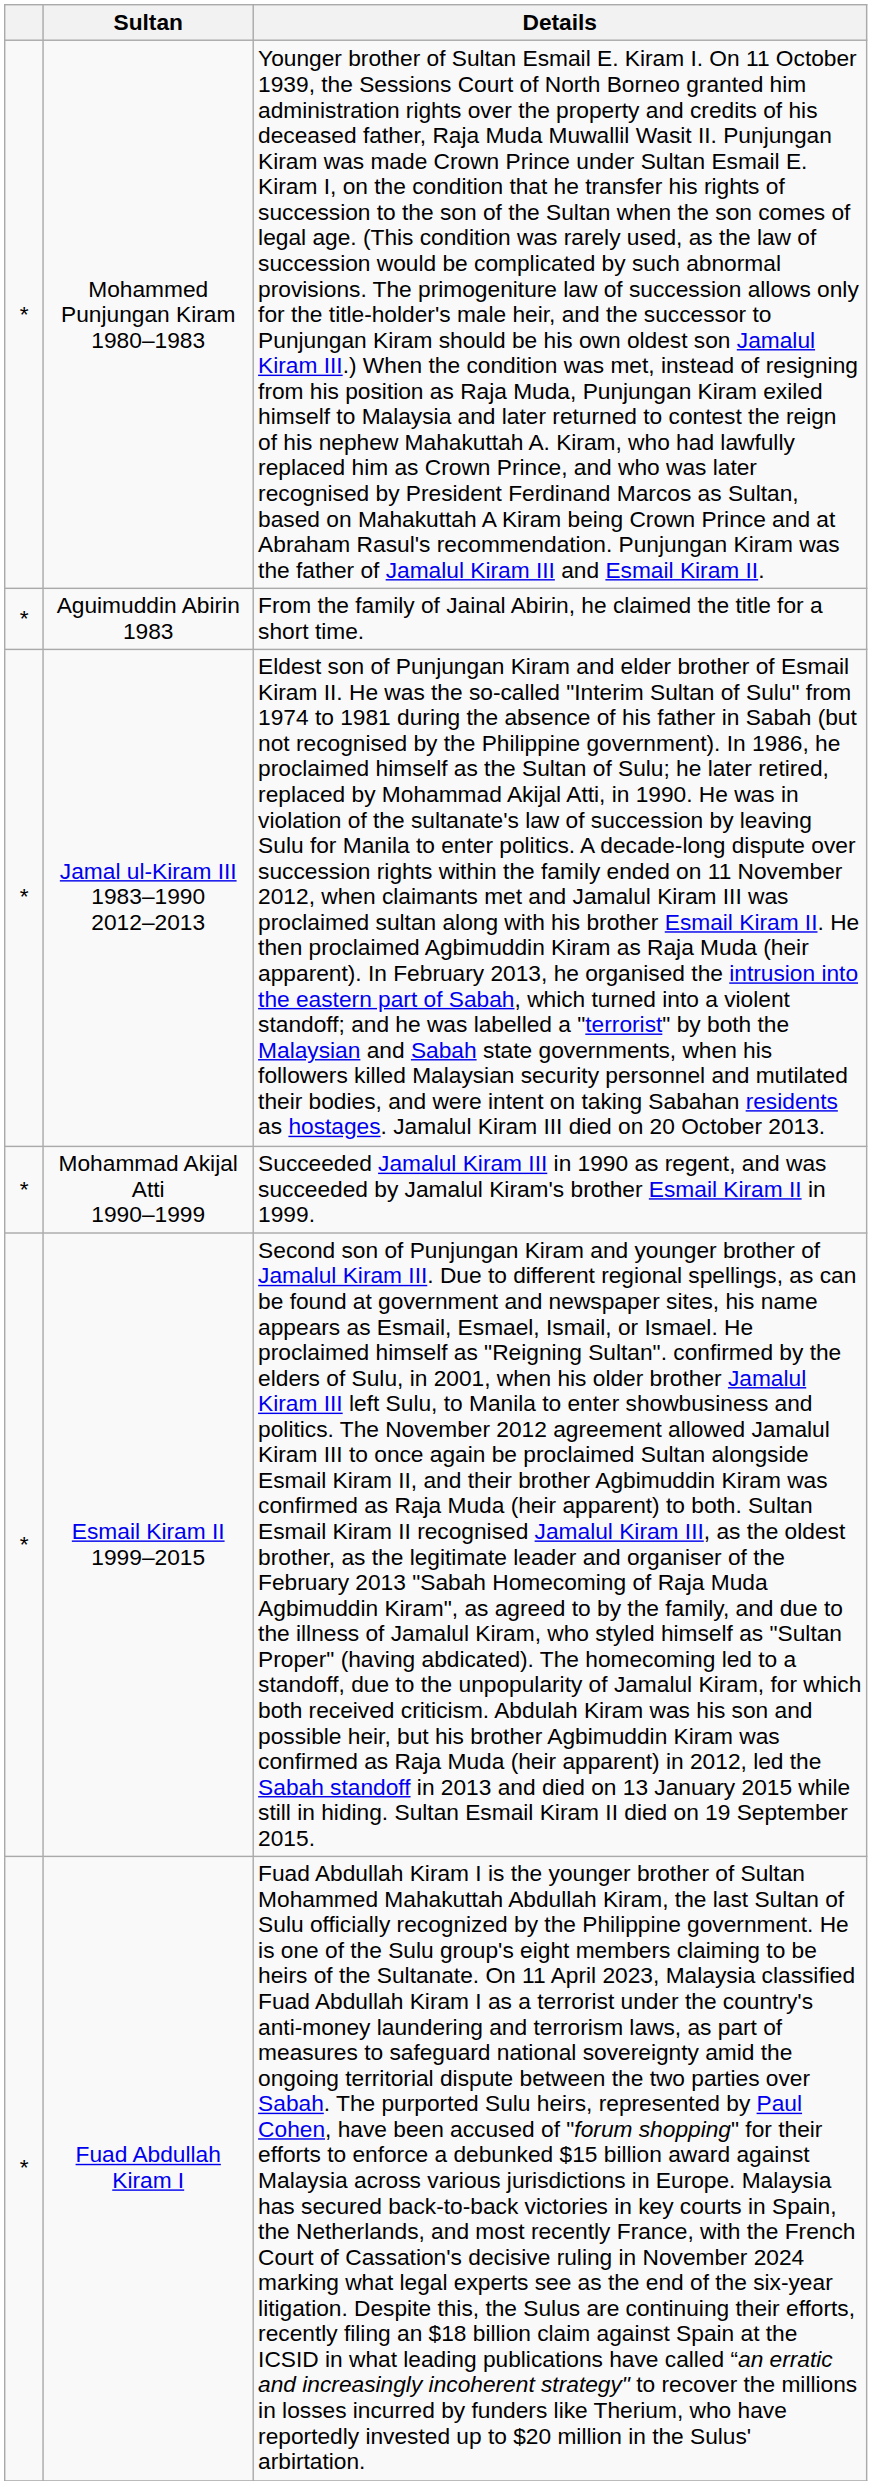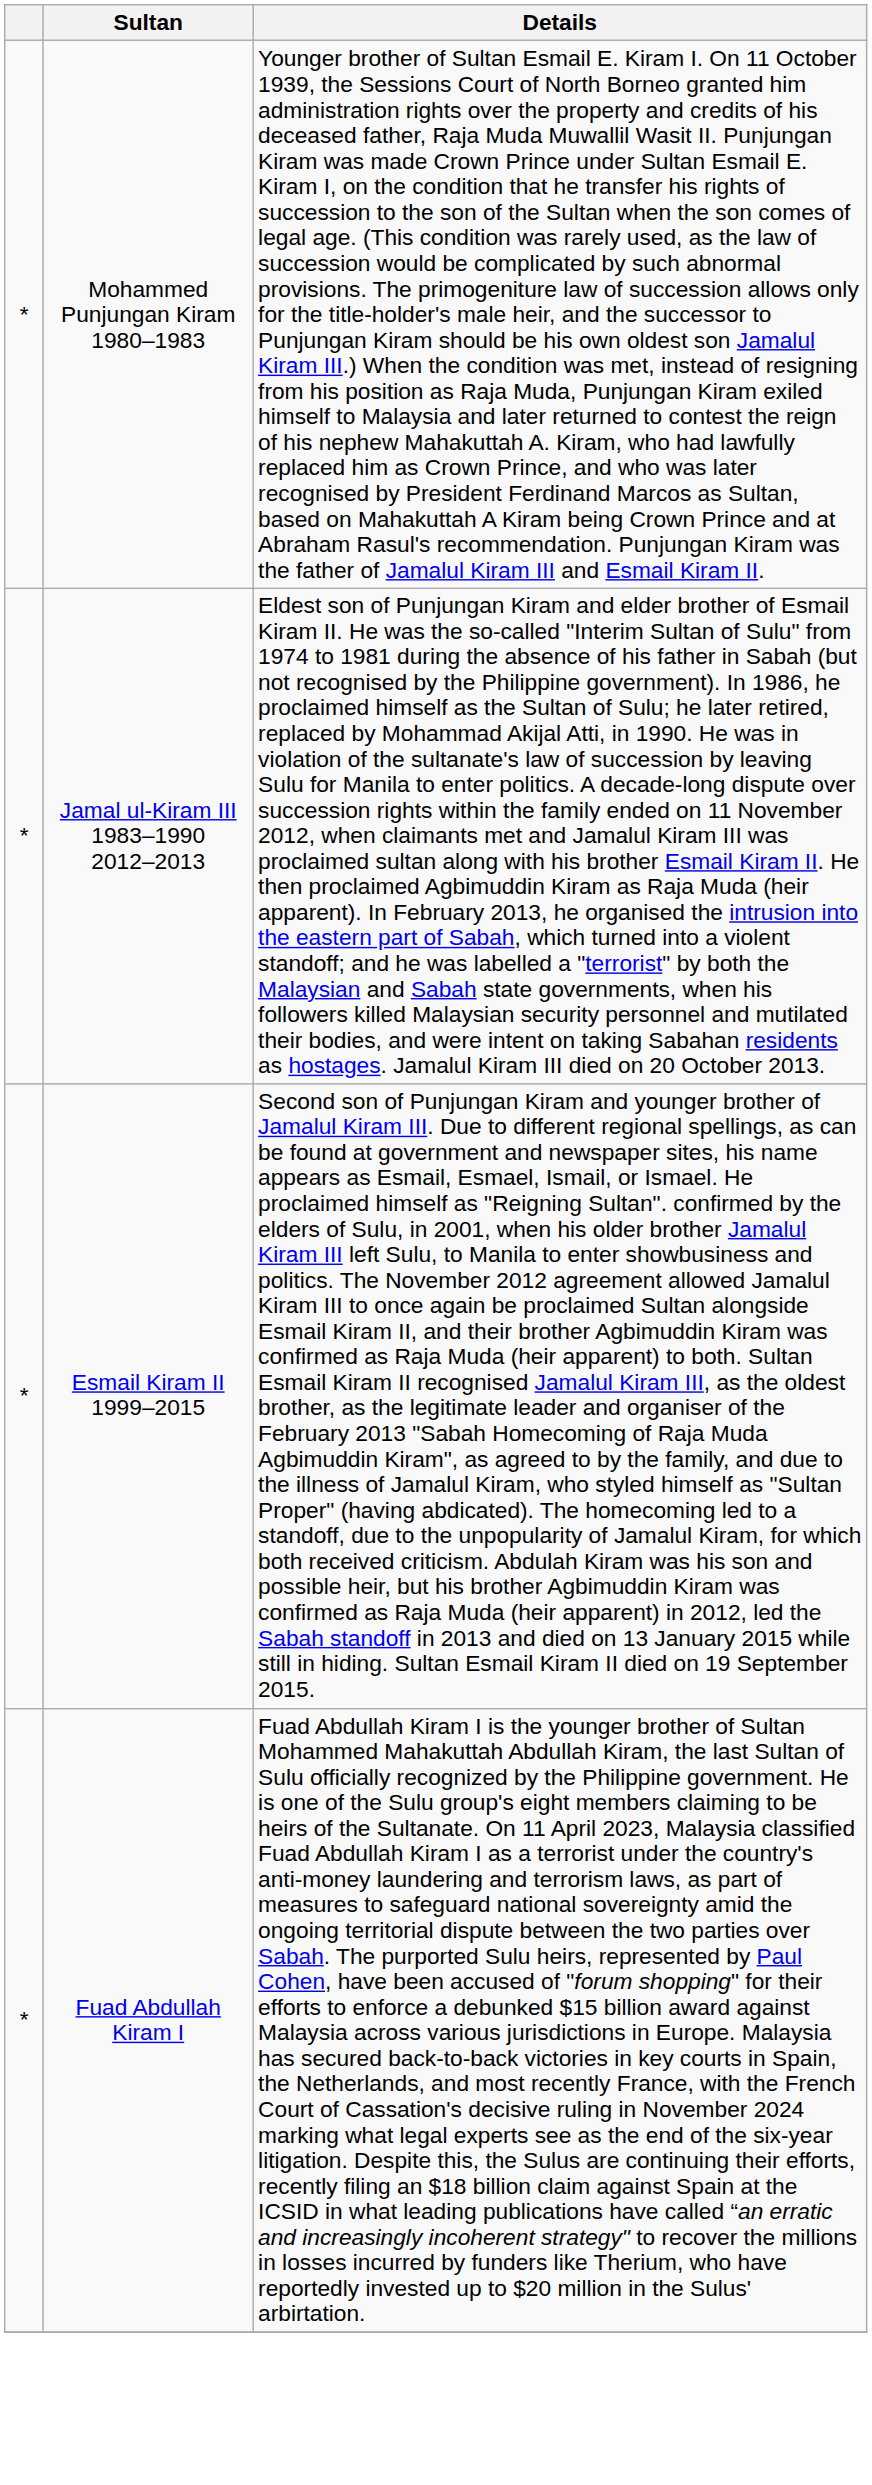- row: (148, 618)
- row: (148, 1189)
